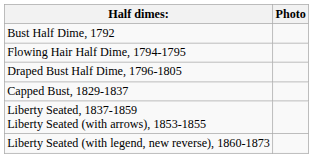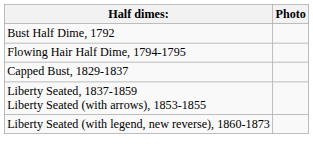- row: (94, 71)
